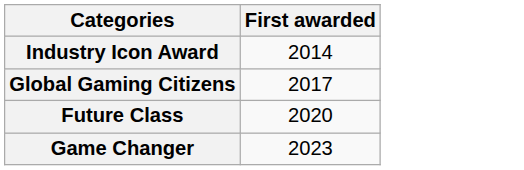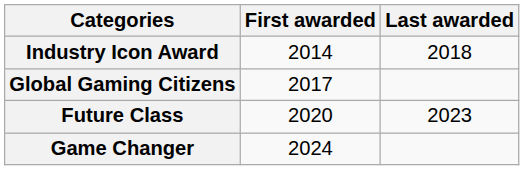+ column: (450, 20)
(310, 148) 2023 -> (310, 148) 2024
